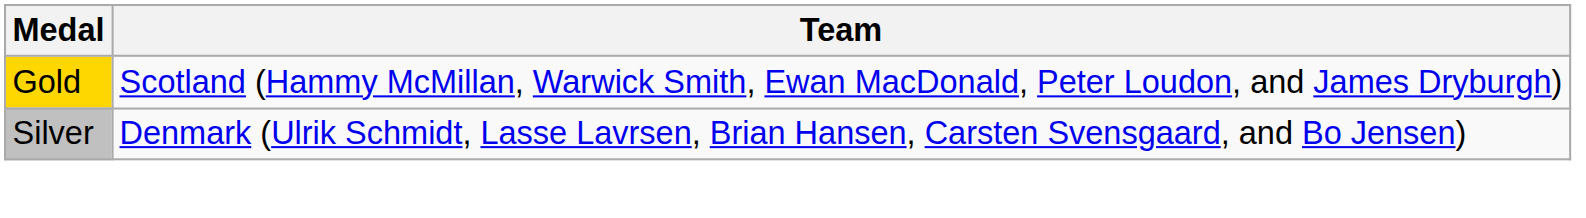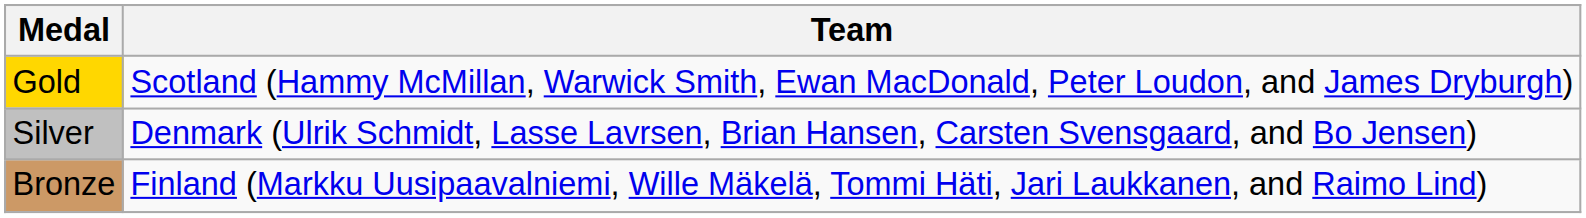+ row: (64, 184)
